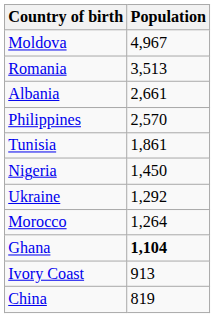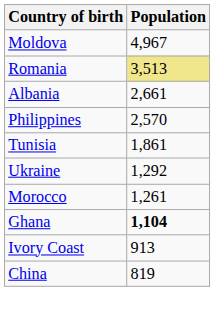(149, 68) no background -> (149, 68) khaki background
- row: (32, 171)
(149, 222) 1,264 -> (149, 196) 1,261
